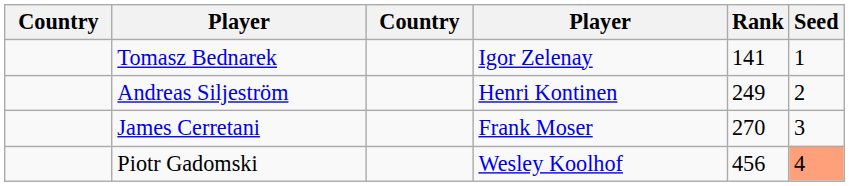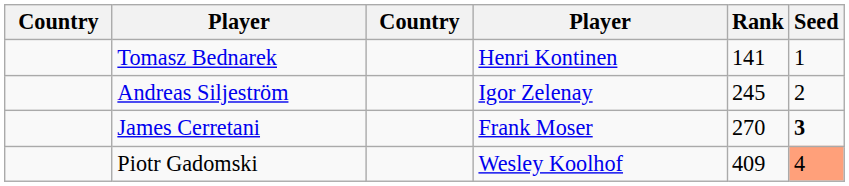(536, 57) Igor Zelenay -> (548, 57) Henri Kontinen
(548, 92) Henri Kontinen -> (536, 92) Igor Zelenay
(749, 92) 249 -> (749, 92) 245
(800, 127) normal -> (800, 127) bold
(749, 163) 456 -> (749, 163) 409
